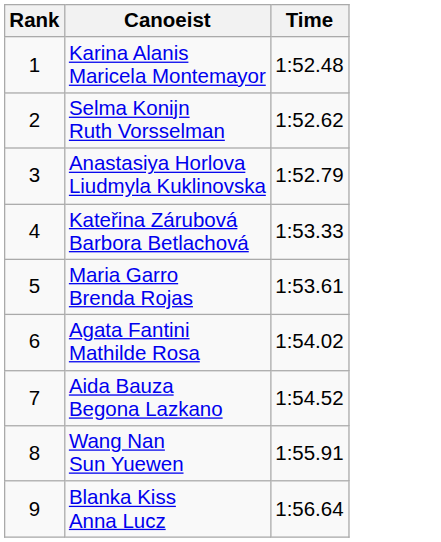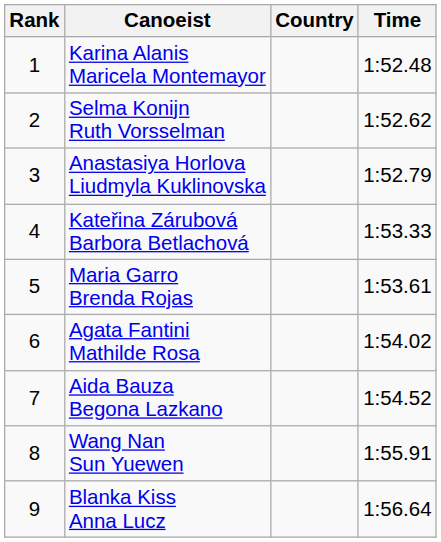+ column: (315, 20)
